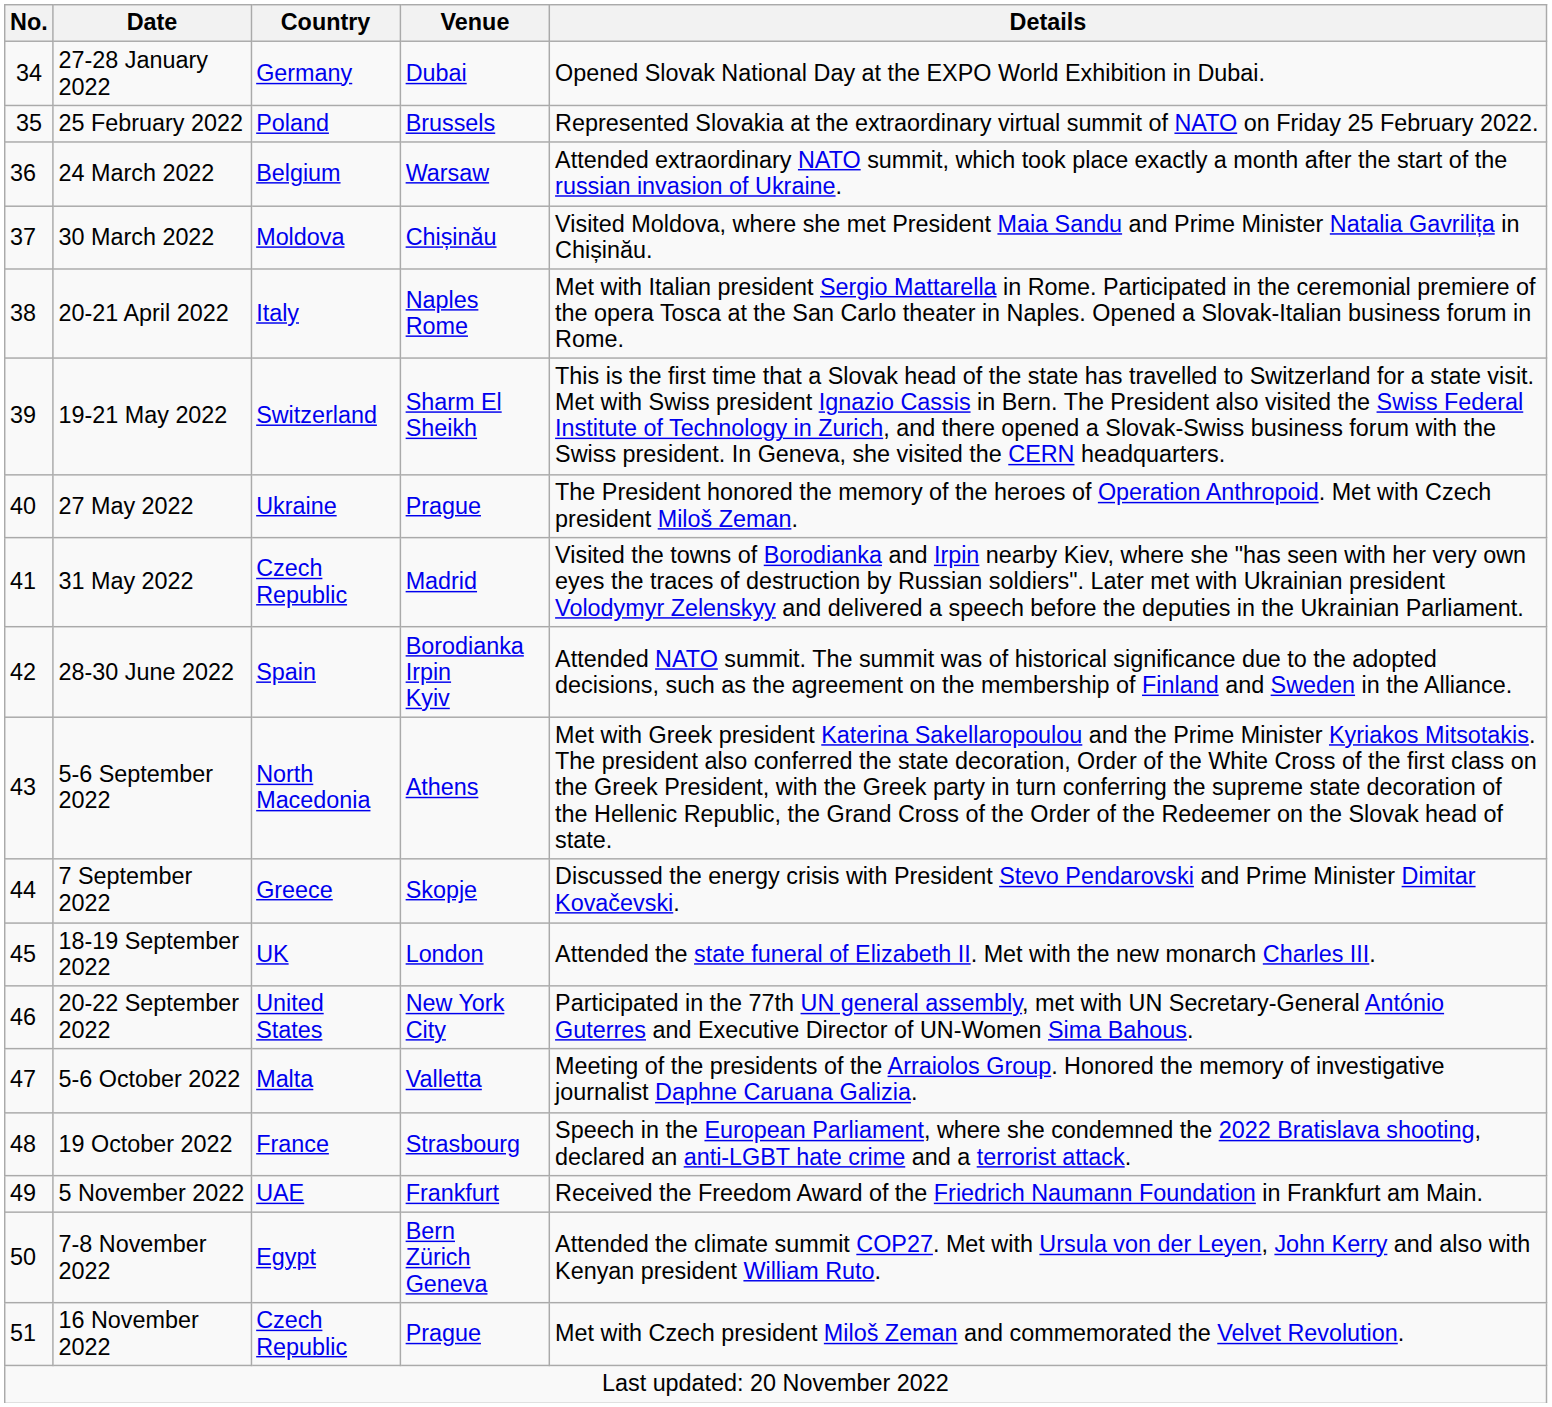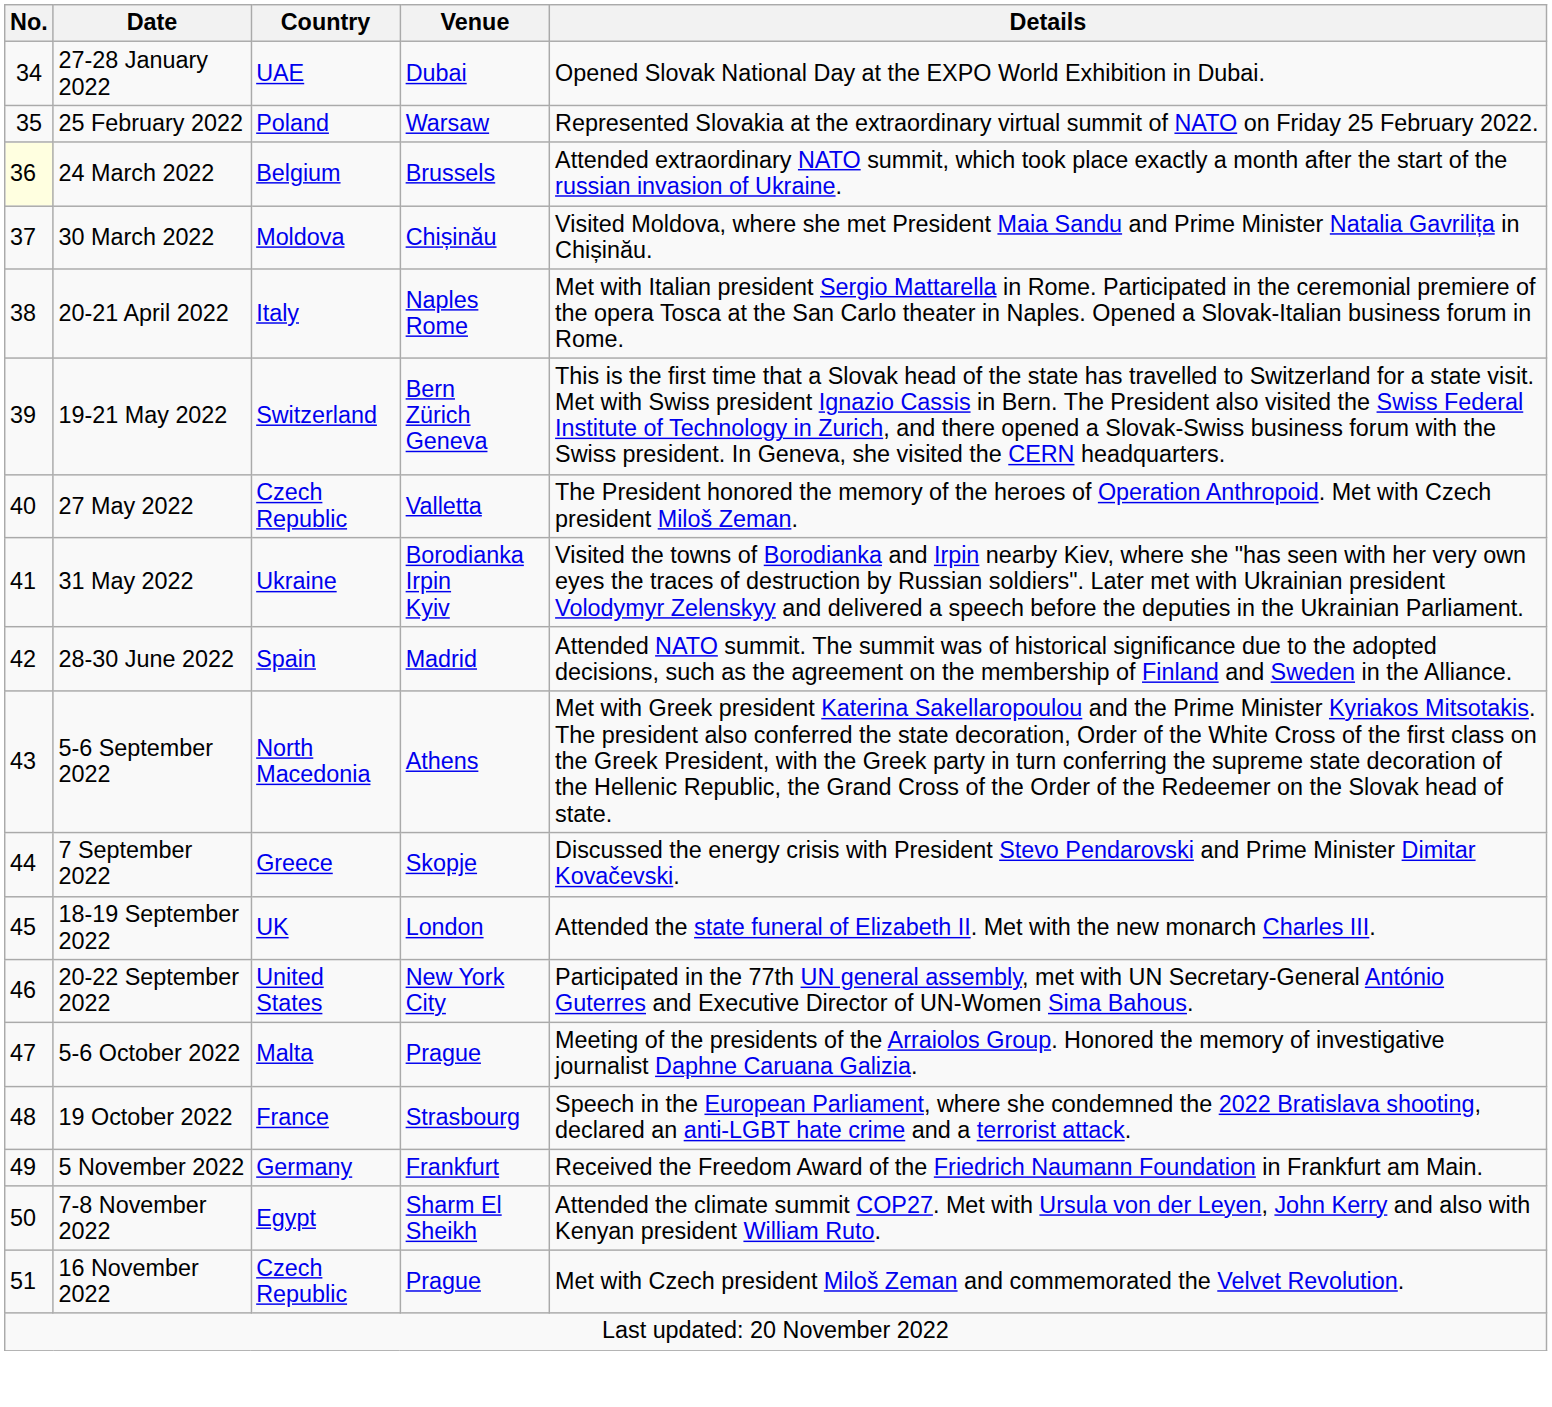(304, 73) Germany -> (280, 73) UAE
(450, 123) Brussels -> (447, 123) Warsaw
(23, 173) no background -> (23, 173) lightyellow background
(447, 173) Warsaw -> (450, 173) Brussels
(454, 416) Sharm El Sheikh -> (447, 416) Bern Zürich Geneva
(296, 505) Ukraine -> (302, 505) Czech Republic
(443, 505) Prague -> (444, 505) Valletta
(302, 582) Czech Republic -> (296, 582) Ukraine
(441, 582) Madrid -> (465, 582) Borodianka Irpin Kyiv
(465, 671) Borodianka Irpin Kyiv -> (441, 658) Madrid
(444, 1080) Valletta -> (443, 1054) Prague
(280, 1193) UAE -> (304, 1167) Germany
(447, 1257) Bern Zürich Geneva -> (454, 1217) Sharm El Sheikh
